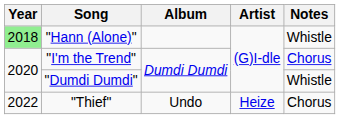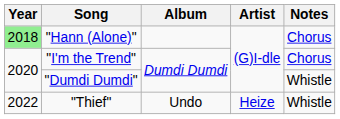(309, 37) Whistle -> (309, 37) Chorus
(309, 102) Chorus -> (309, 102) Whistle
